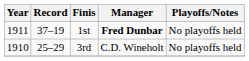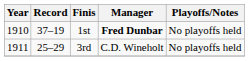(18, 30) 1911 -> (18, 30) 1910
(18, 47) 1910 -> (18, 47) 1911
